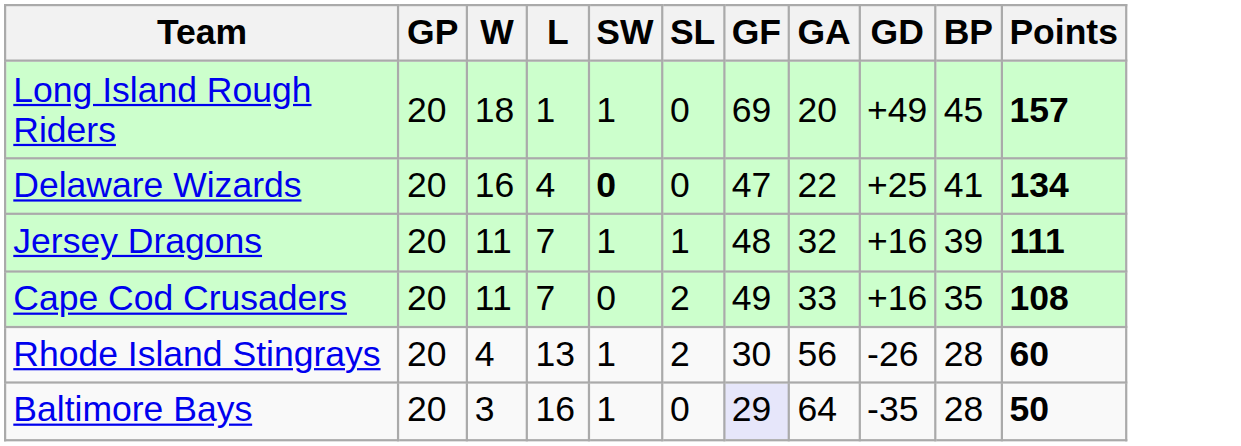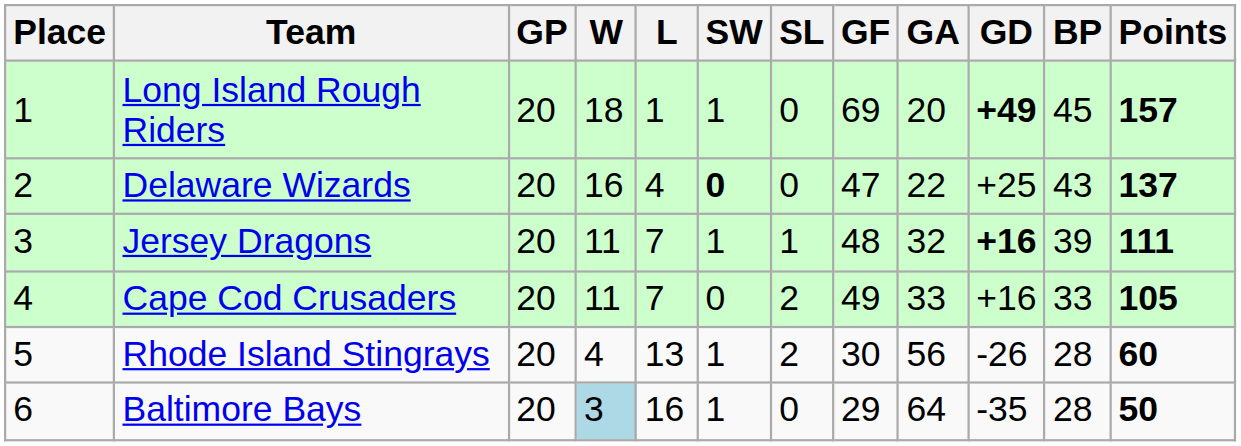+ column: (60, 32)
(897, 108) normal -> (1006, 108) bold
(963, 185) 41 -> (1073, 185) 43
(1039, 185) 134 -> (1148, 185) 137
(897, 241) normal -> (1006, 241) bold
(963, 297) 35 -> (1073, 297) 33
(1039, 297) 108 -> (1148, 297) 105
(485, 410) no background -> (594, 410) lightblue background
(751, 410) lavender background -> (861, 410) no background
